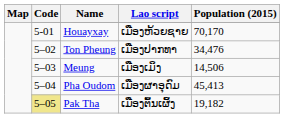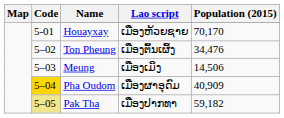(149, 50) ເມືອງປາກທາ -> (148, 50) ເມືອງຕົ້ນເຜິ້ງ
(45, 86) no background -> (45, 86) gold background
(209, 86) 45,413 -> (209, 86) 40,909
(148, 104) ເມືອງຕົ້ນເຜິ້ງ -> (149, 104) ເມືອງປາກທາ
(209, 104) 19,182 -> (209, 104) 59,182
